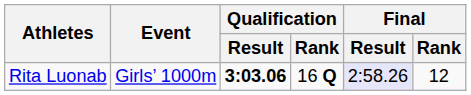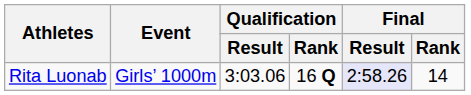(256, 77) bold -> (255, 77) normal
(439, 77) 12 -> (438, 77) 14
